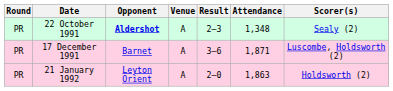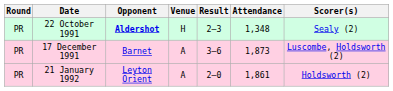(183, 29) A -> (183, 29) H
(257, 52) 1,871 -> (257, 52) 1,873
(257, 75) 1,863 -> (257, 75) 1,861
